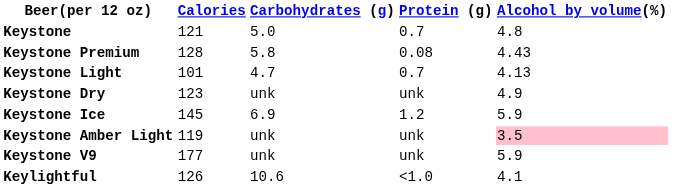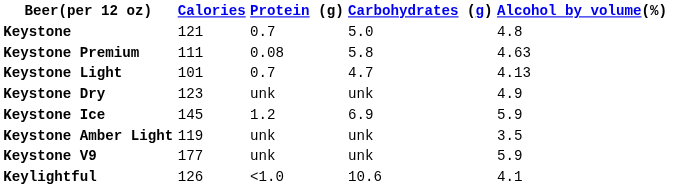columns swapped: (322, 11) <-> (446, 11)
(190, 53) 128 -> (190, 53) 111
(514, 53) 4.43 -> (514, 53) 4.63
(510, 136) pink background -> (510, 136) no background
